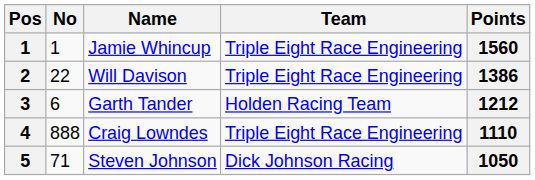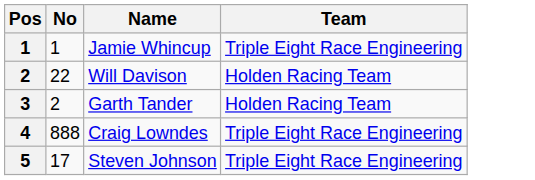- column: (498, 19)
(344, 76) Triple Eight Race Engineering -> (308, 76) Holden Racing Team
(55, 104) 6 -> (55, 104) 2
(60, 161) 71 -> (60, 161) 17
(309, 161) Dick Johnson Racing -> (344, 161) Triple Eight Race Engineering
